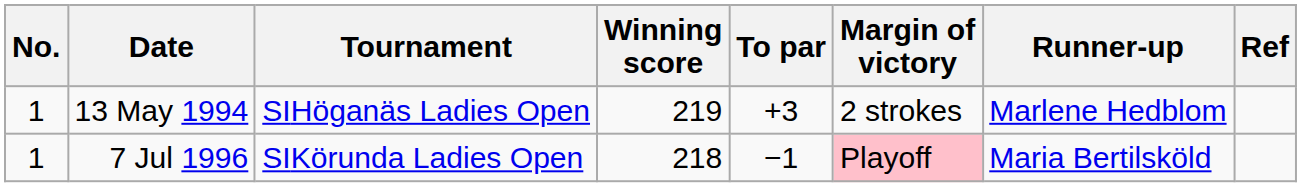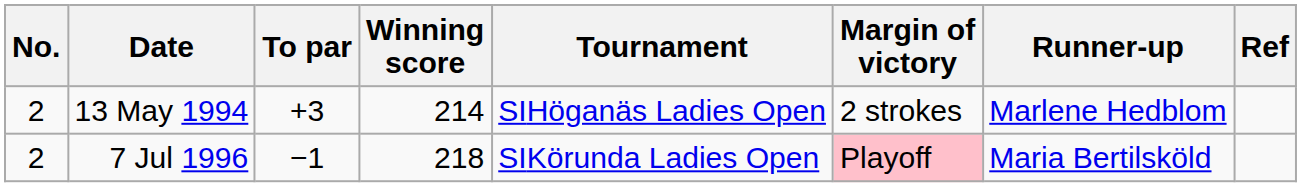columns swapped: (426, 46) <-> (781, 46)
(36, 110) 1 -> (36, 110) 2
(697, 110) 219 -> (459, 110) 214
(36, 158) 1 -> (36, 158) 2
